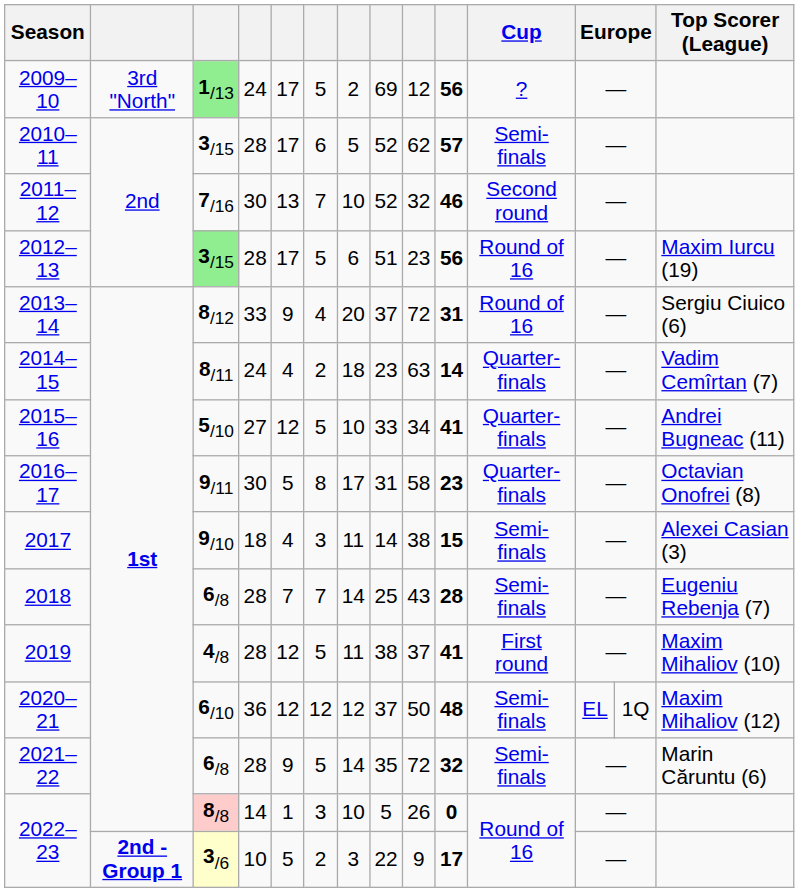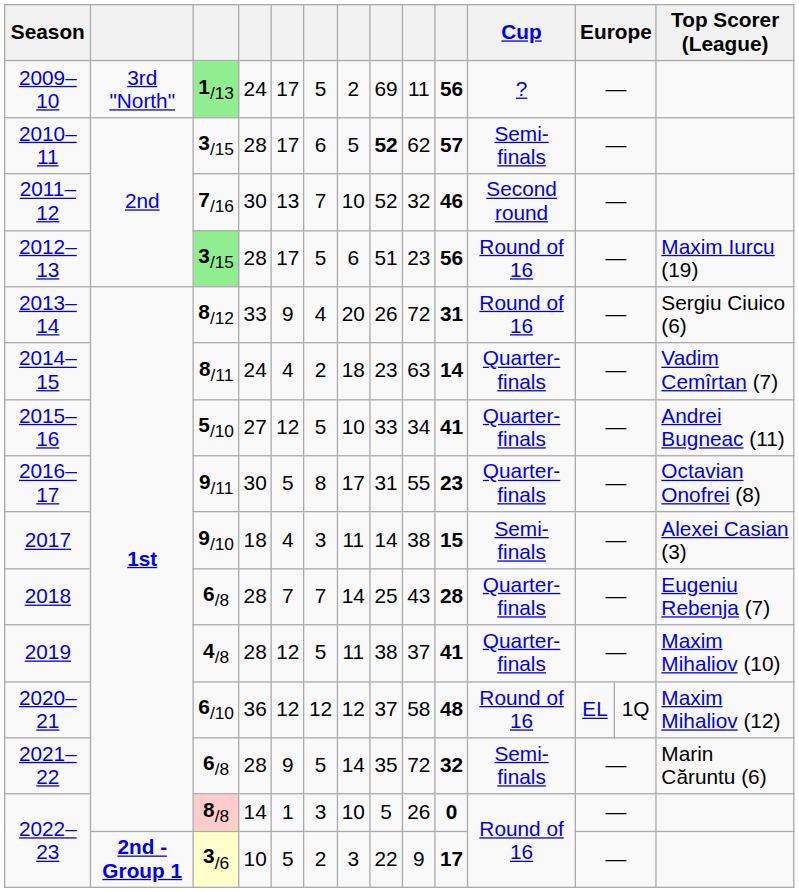(419, 89) 12 -> (419, 89) 11
(386, 145) normal -> (386, 145) bold
(386, 314) 37 -> (386, 314) 26
(419, 483) 58 -> (419, 483) 55
(522, 596) Semi-finals -> (522, 596) Quarter-finals
(522, 652) First round -> (522, 652) Quarter-finals
(419, 709) 50 -> (419, 709) 58
(522, 709) Semi-finals -> (522, 709) Round of 16
